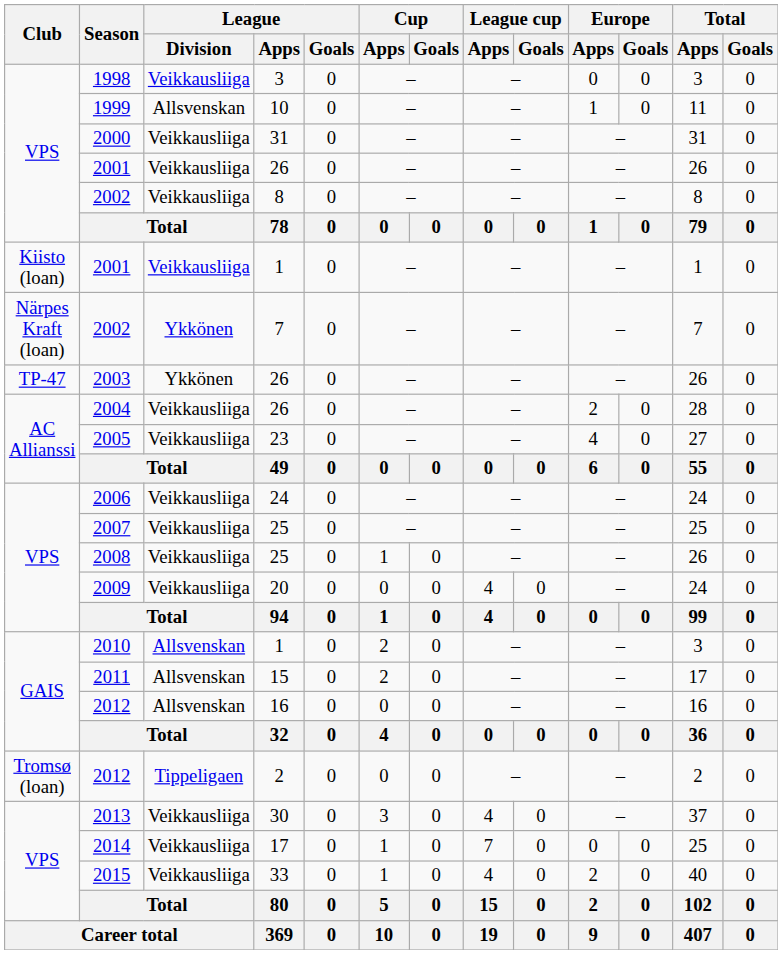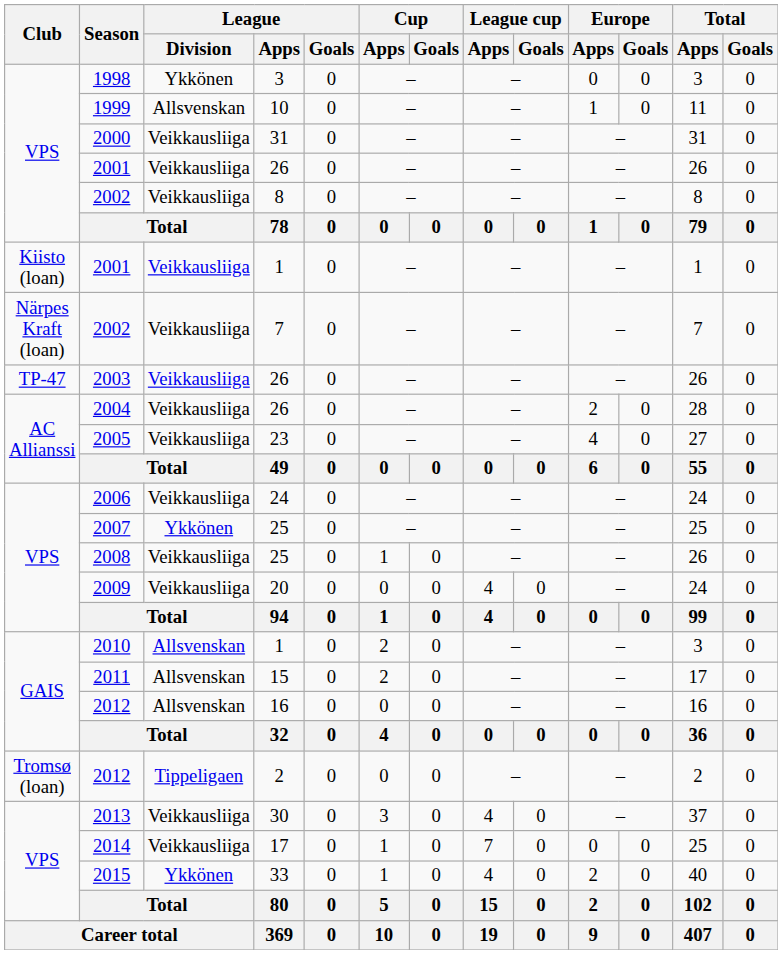(199, 78) Veikkausliiga -> (199, 78) Ykkönen
(199, 328) Ykkönen -> (199, 328) Veikkausliiga
(199, 379) Ykkönen -> (199, 379) Veikkausliiga
(199, 527) Veikkausliiga -> (199, 527) Ykkönen
(199, 875) Veikkausliiga -> (199, 875) Ykkönen
